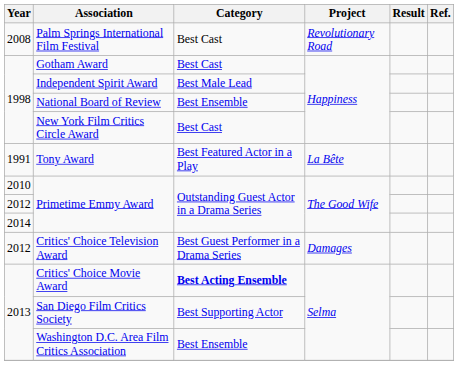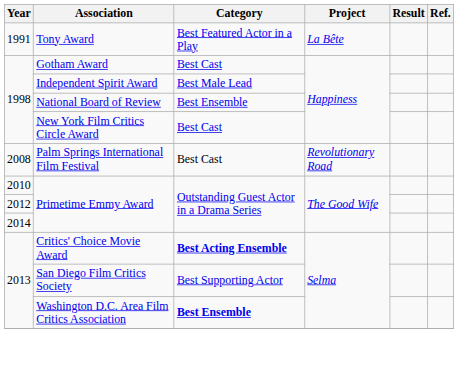rows swapped: (19, 159) <-> (19, 39)
- row: (19, 248)
(212, 344) normal -> (214, 312) bold
